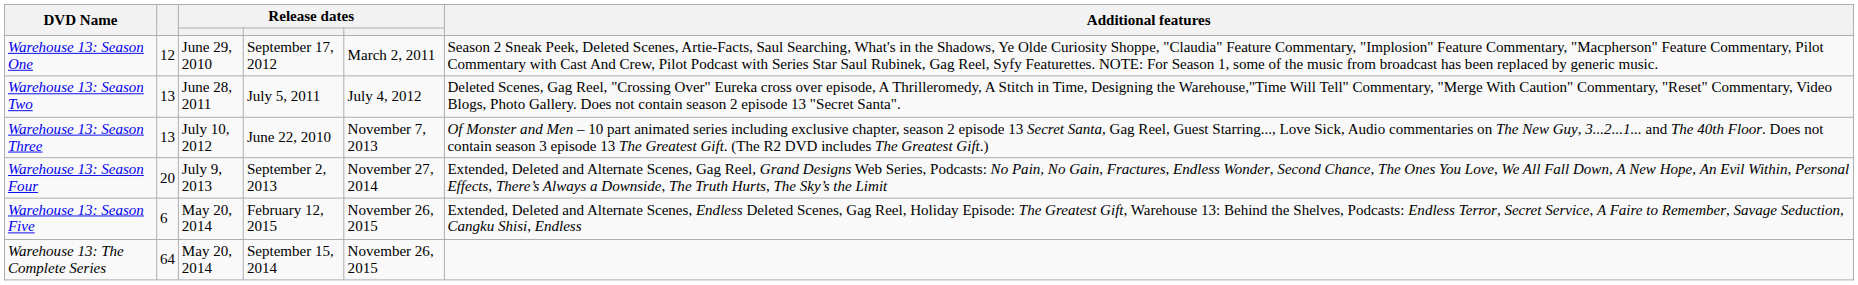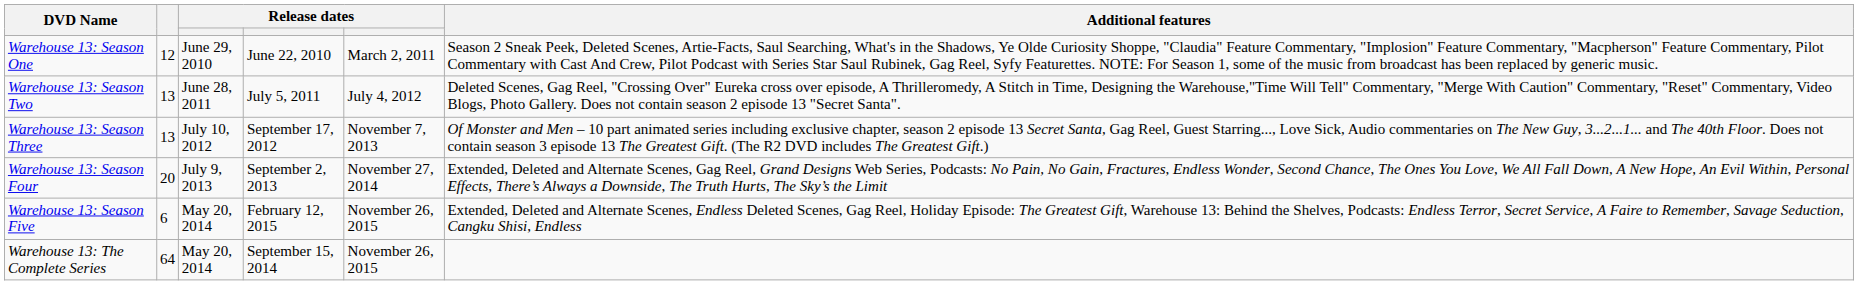(290, 55) September 17, 2012 -> (289, 55) June 22, 2010
(289, 137) June 22, 2010 -> (290, 137) September 17, 2012
